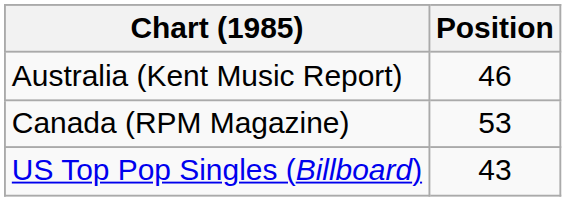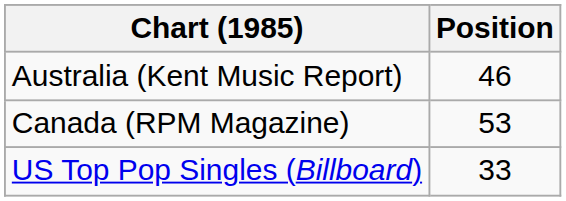(495, 170) 43 -> (495, 170) 33
